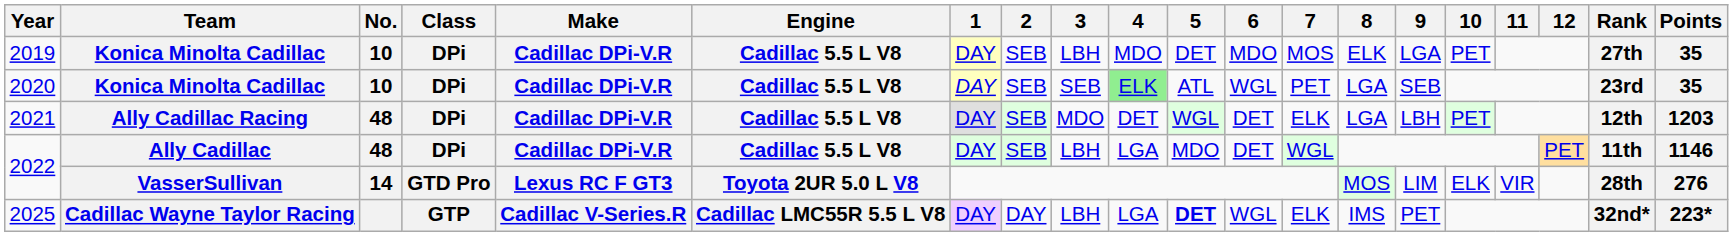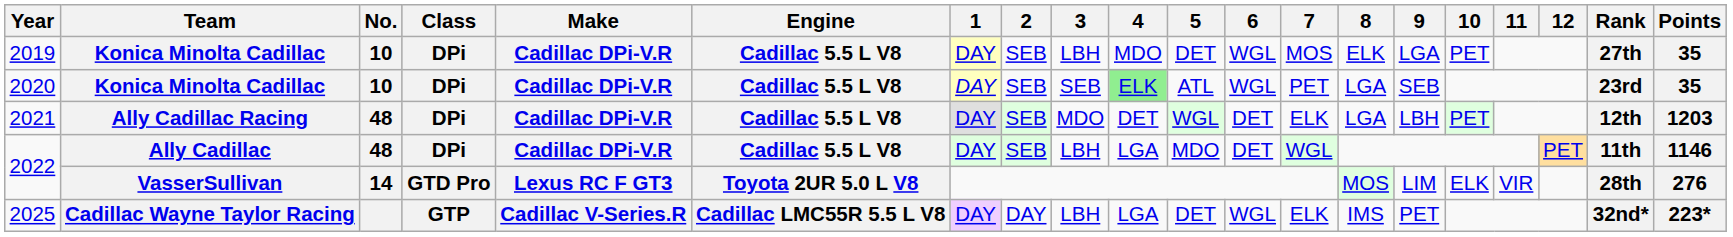(1253, 53) MDO -> (1253, 53) WGL
(1196, 215) bold -> (1196, 215) normal
